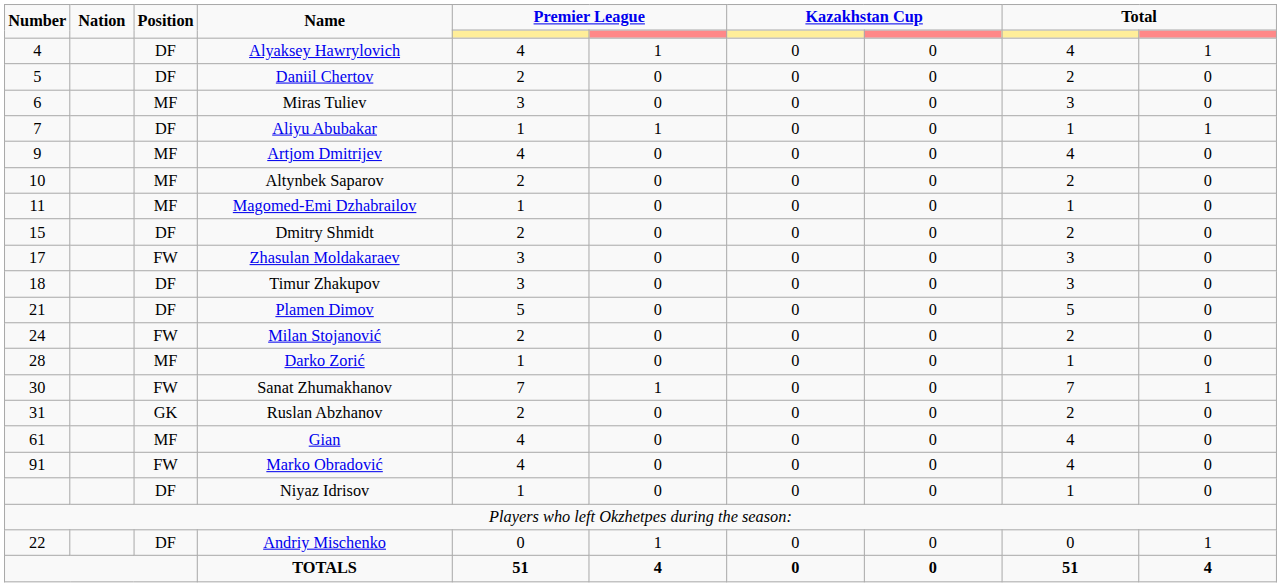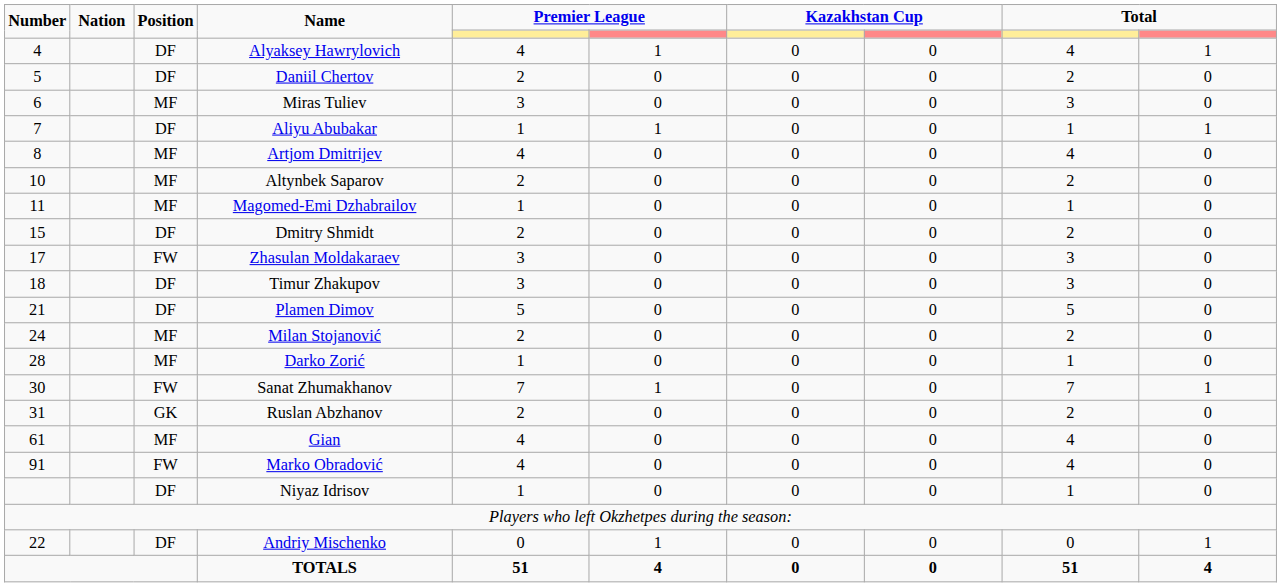(37, 154) 9 -> (37, 154) 8
(166, 335) FW -> (166, 335) MF
